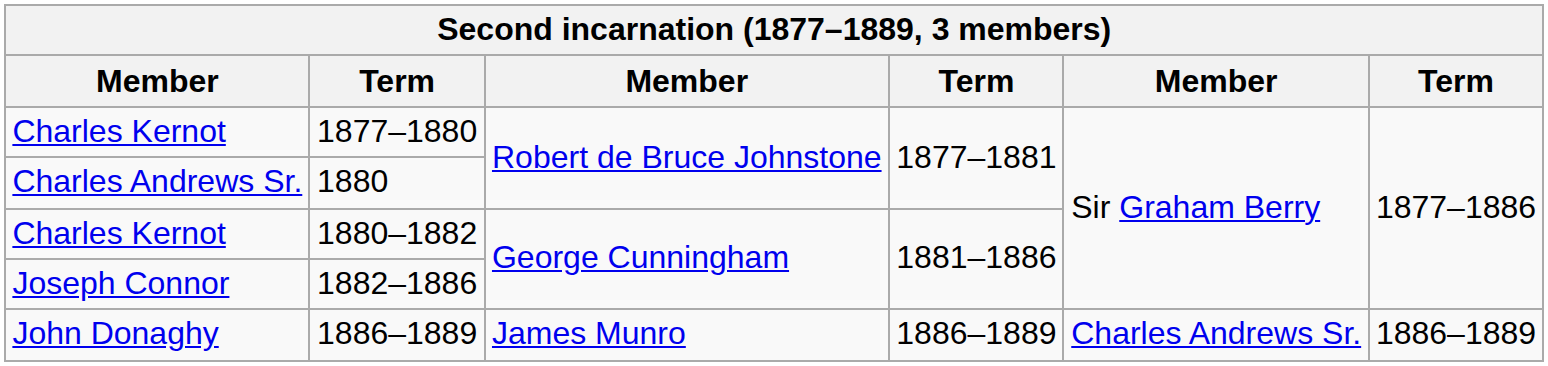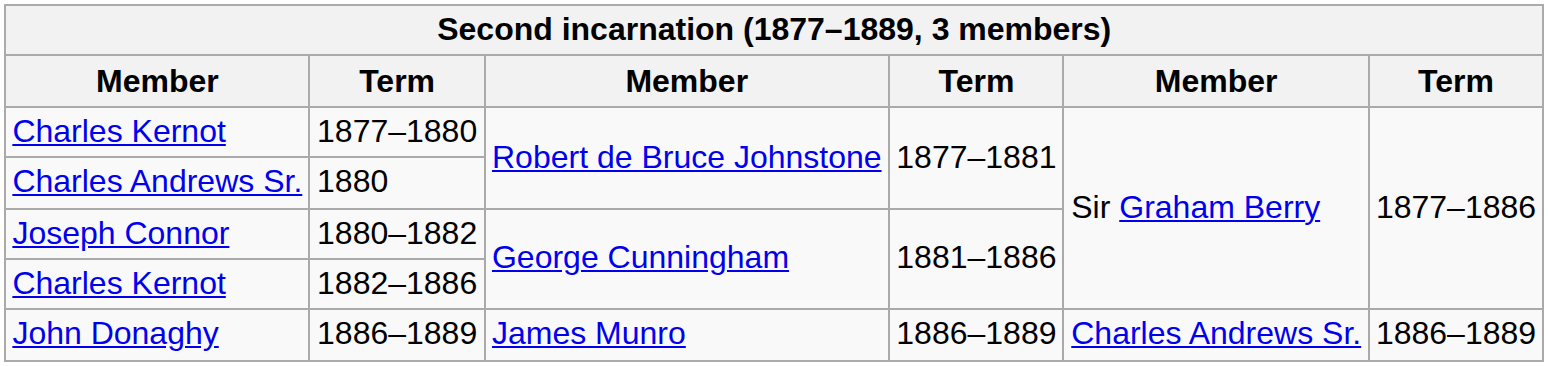(119, 232) Charles Kernot -> (121, 232) Joseph Connor
(121, 283) Joseph Connor -> (119, 283) Charles Kernot
